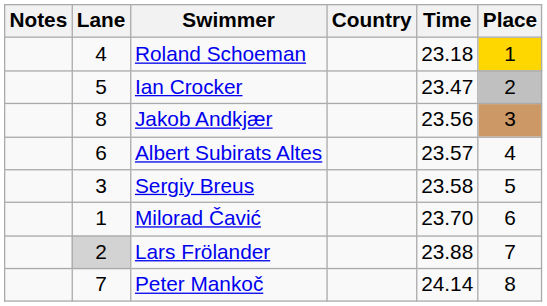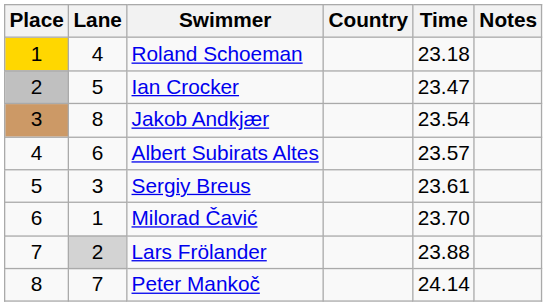columns swapped: (510, 20) <-> (38, 20)
(447, 119) 23.56 -> (444, 119) 23.54
(447, 185) 23.58 -> (444, 185) 23.61
